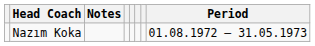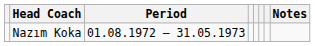columns swapped: (228, 14) <-> (104, 14)
